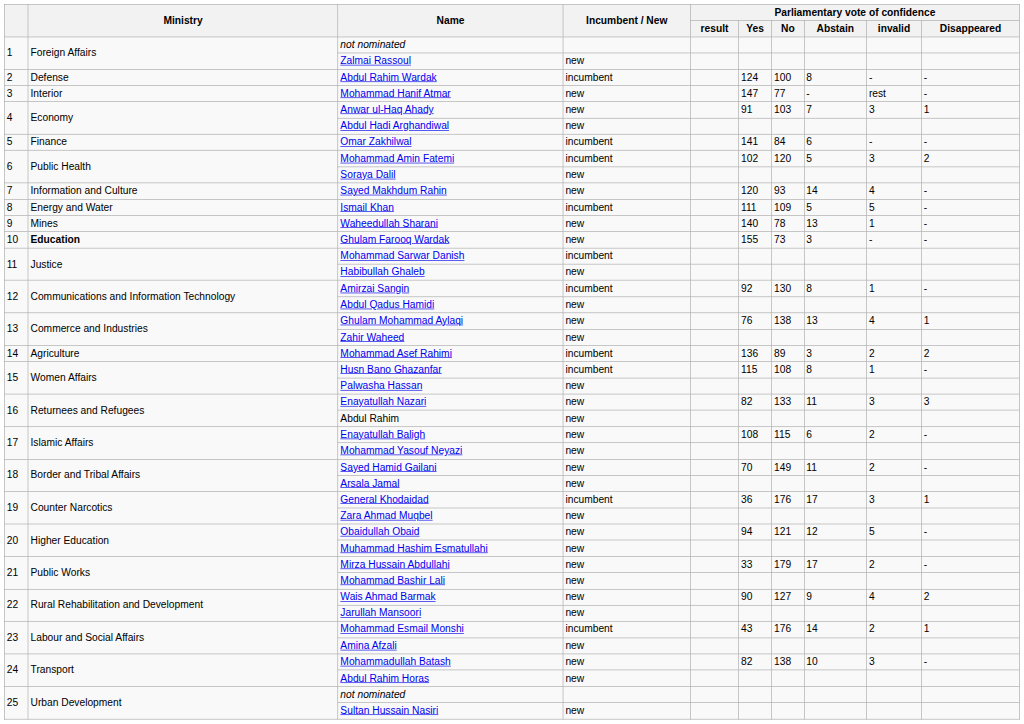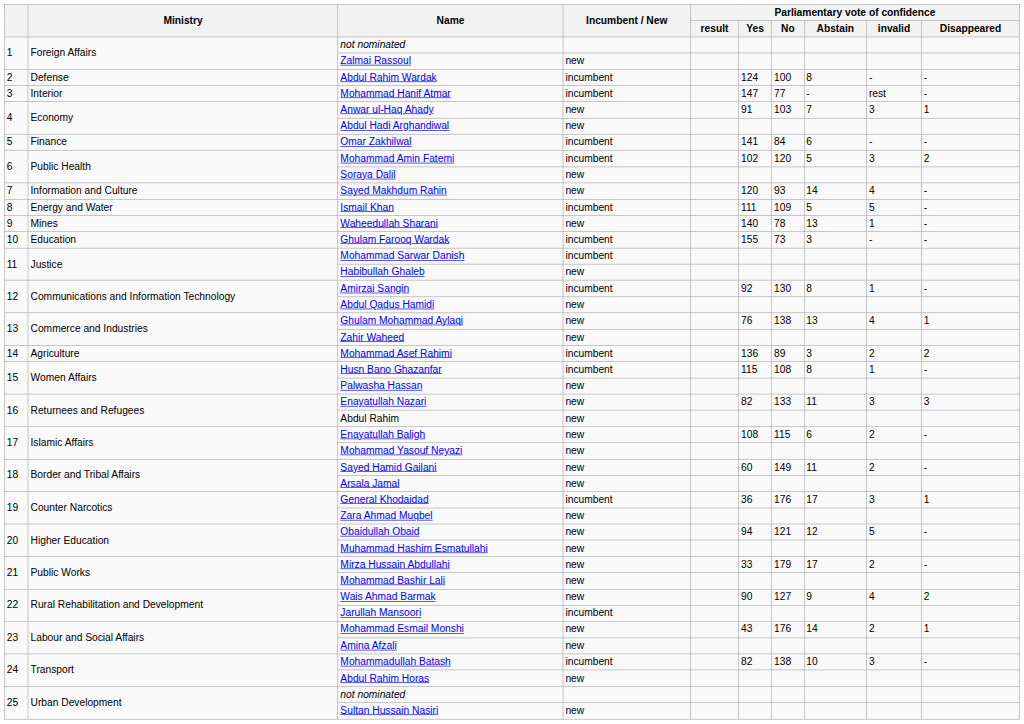(575, 93) new -> (589, 93) incumbent
(55, 239) bold -> (53, 239) normal
(575, 239) new -> (589, 239) incumbent
(747, 467) 70 -> (747, 467) 60
(575, 613) new -> (589, 613) incumbent
(589, 629) incumbent -> (575, 629) new
(575, 662) new -> (589, 662) incumbent
